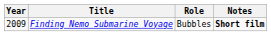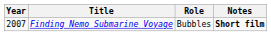(16, 24) 2009 -> (16, 24) 2007
